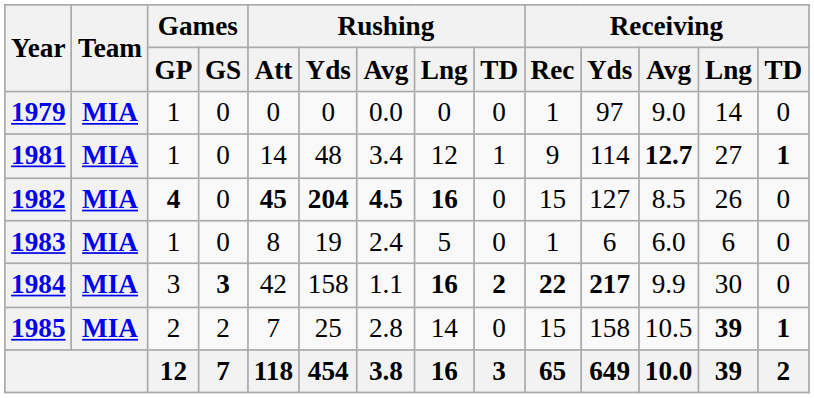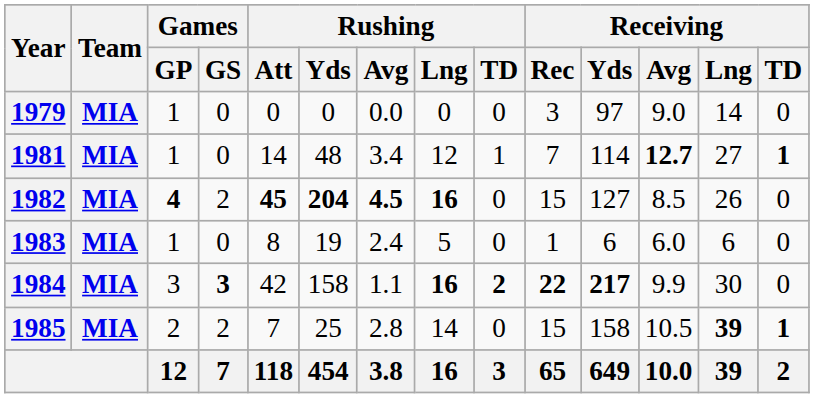(552, 112) 1 -> (552, 112) 3
(552, 155) 9 -> (552, 155) 7
(223, 198) 0 -> (223, 198) 2
